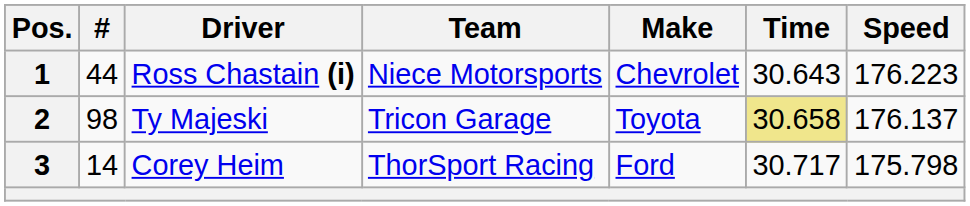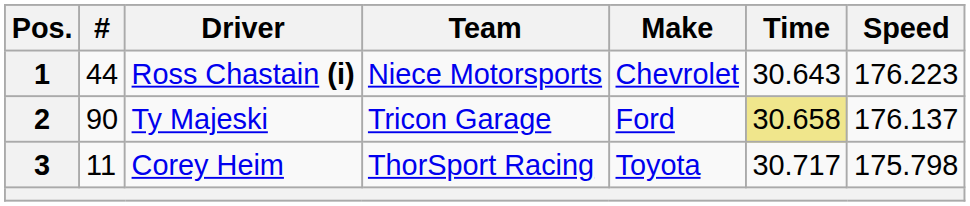(102, 119) 98 -> (102, 119) 90
(658, 119) Toyota -> (645, 119) Ford
(102, 165) 14 -> (101, 165) 11
(645, 165) Ford -> (658, 165) Toyota
